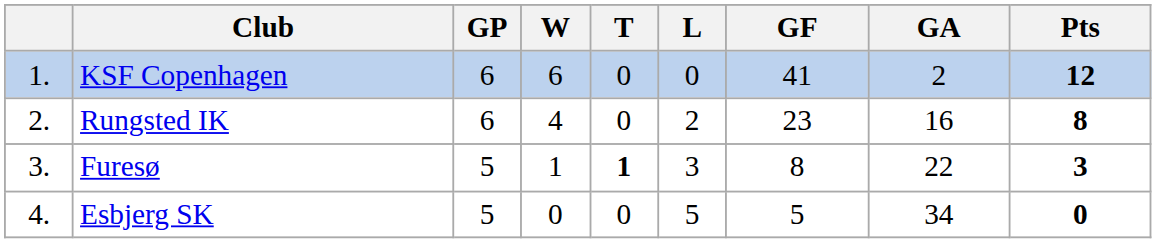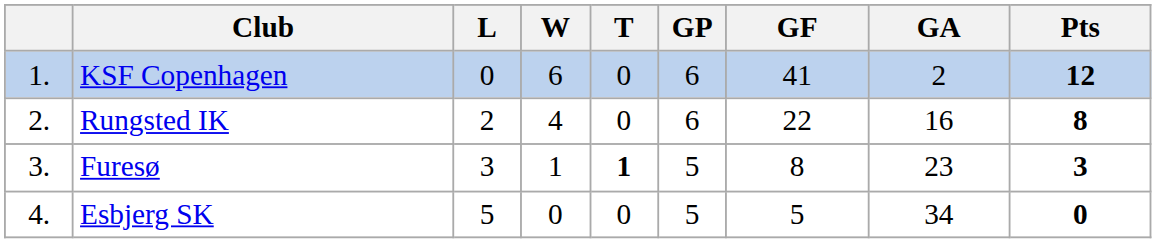columns swapped: (487, 27) <-> (692, 27)
(797, 120) 23 -> (797, 120) 22
(939, 167) 22 -> (939, 167) 23
